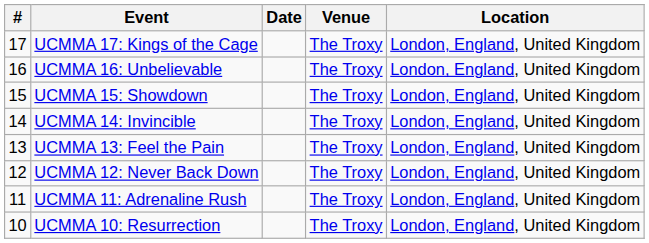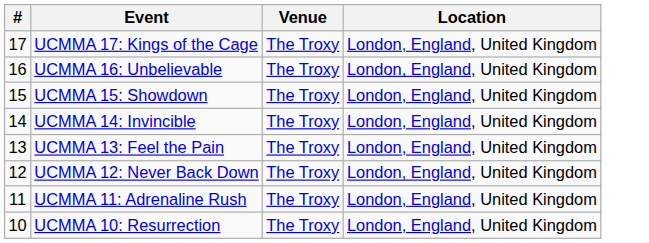- column: (284, 18)
